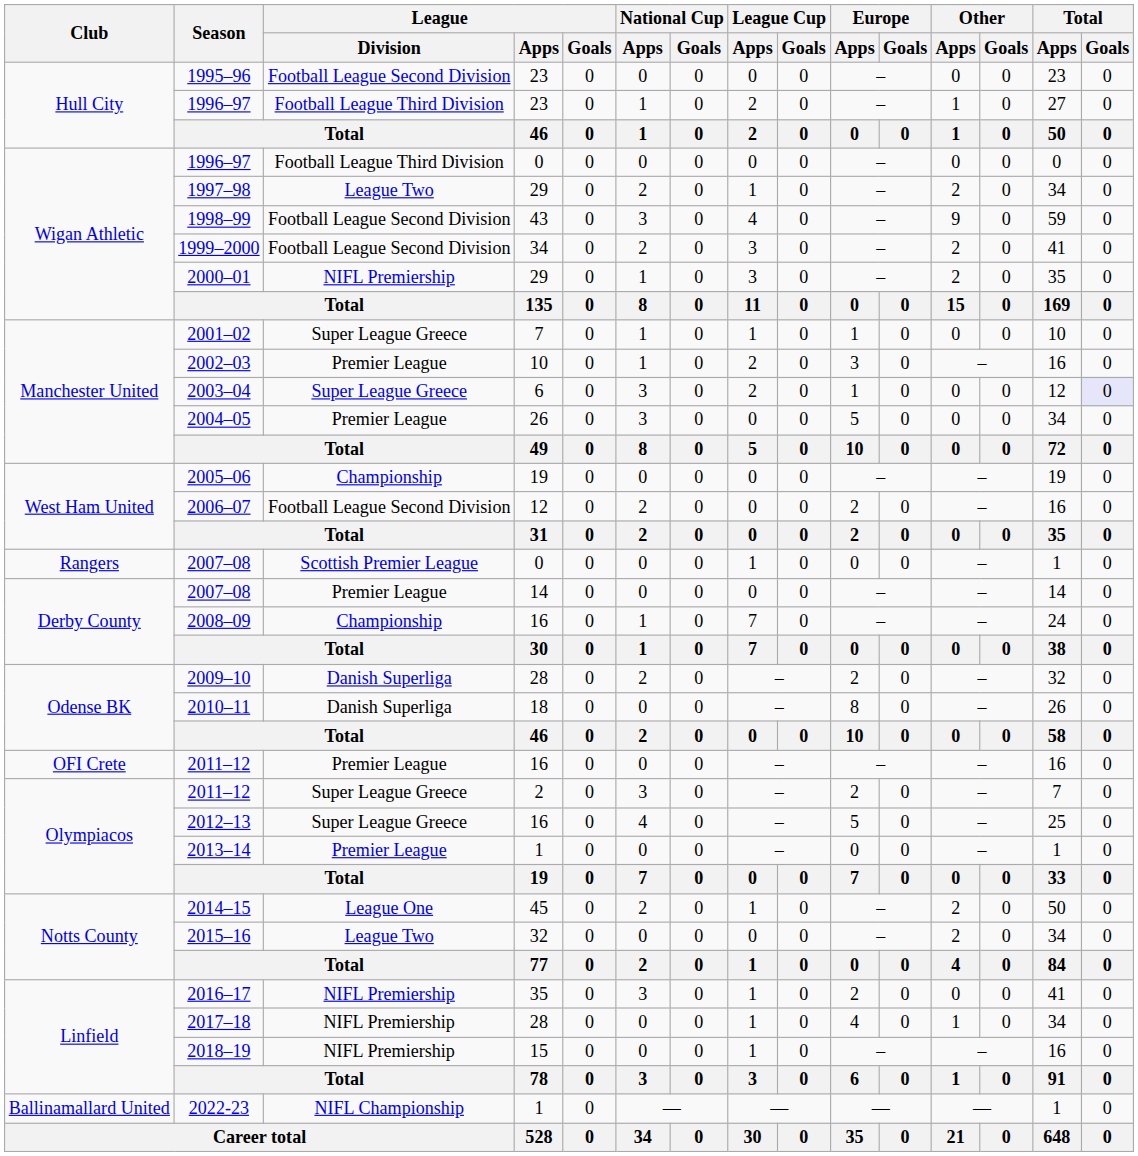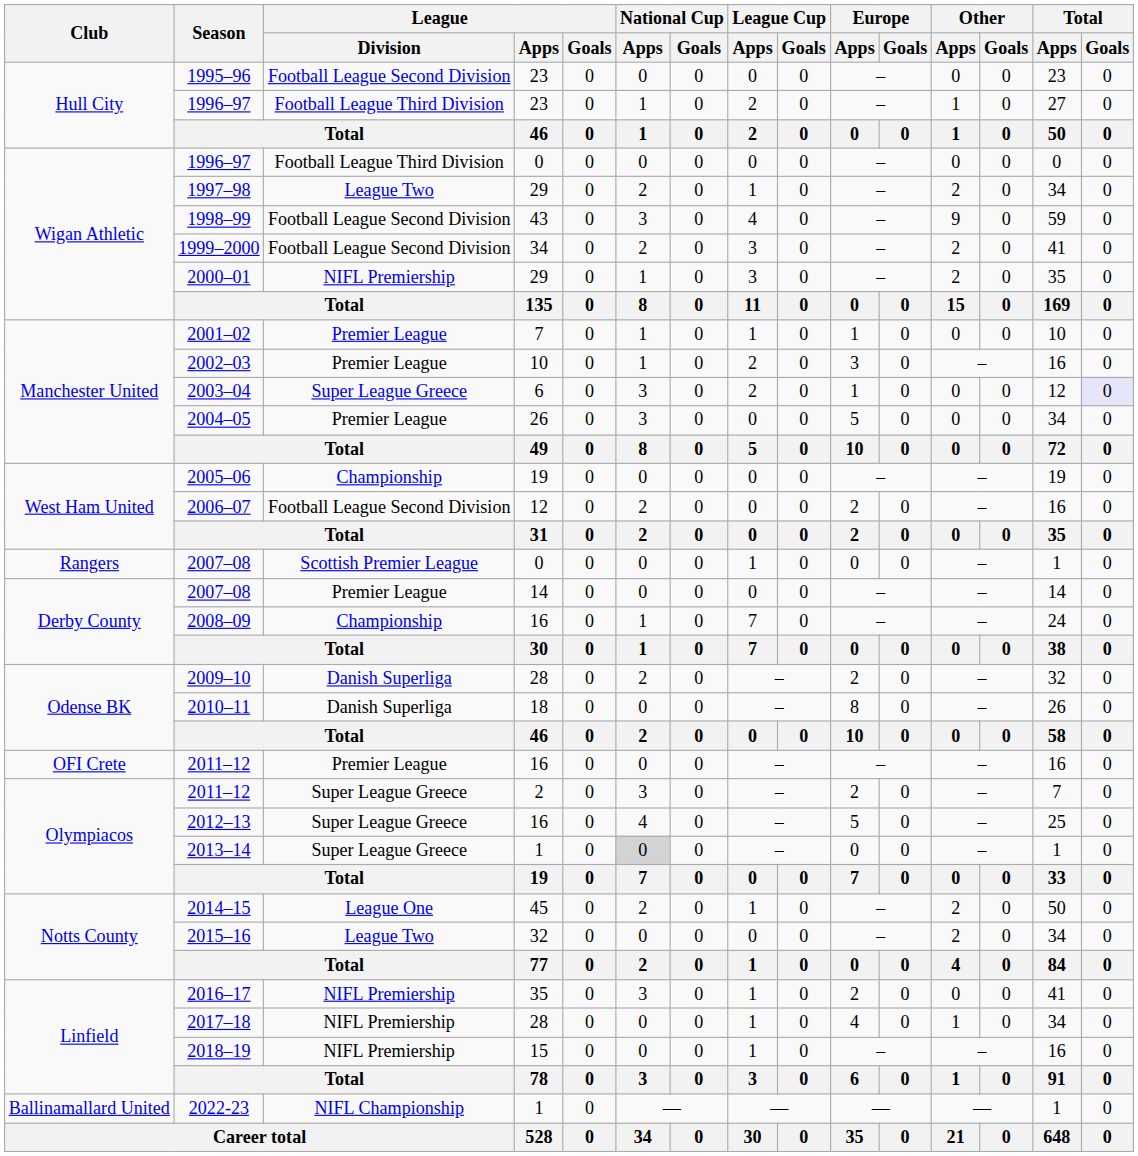(389, 334) Super League Greece -> (389, 334) Premier League
(389, 850) Premier League -> (389, 850) Super League Greece
(643, 850) no background -> (643, 850) lightgrey background
